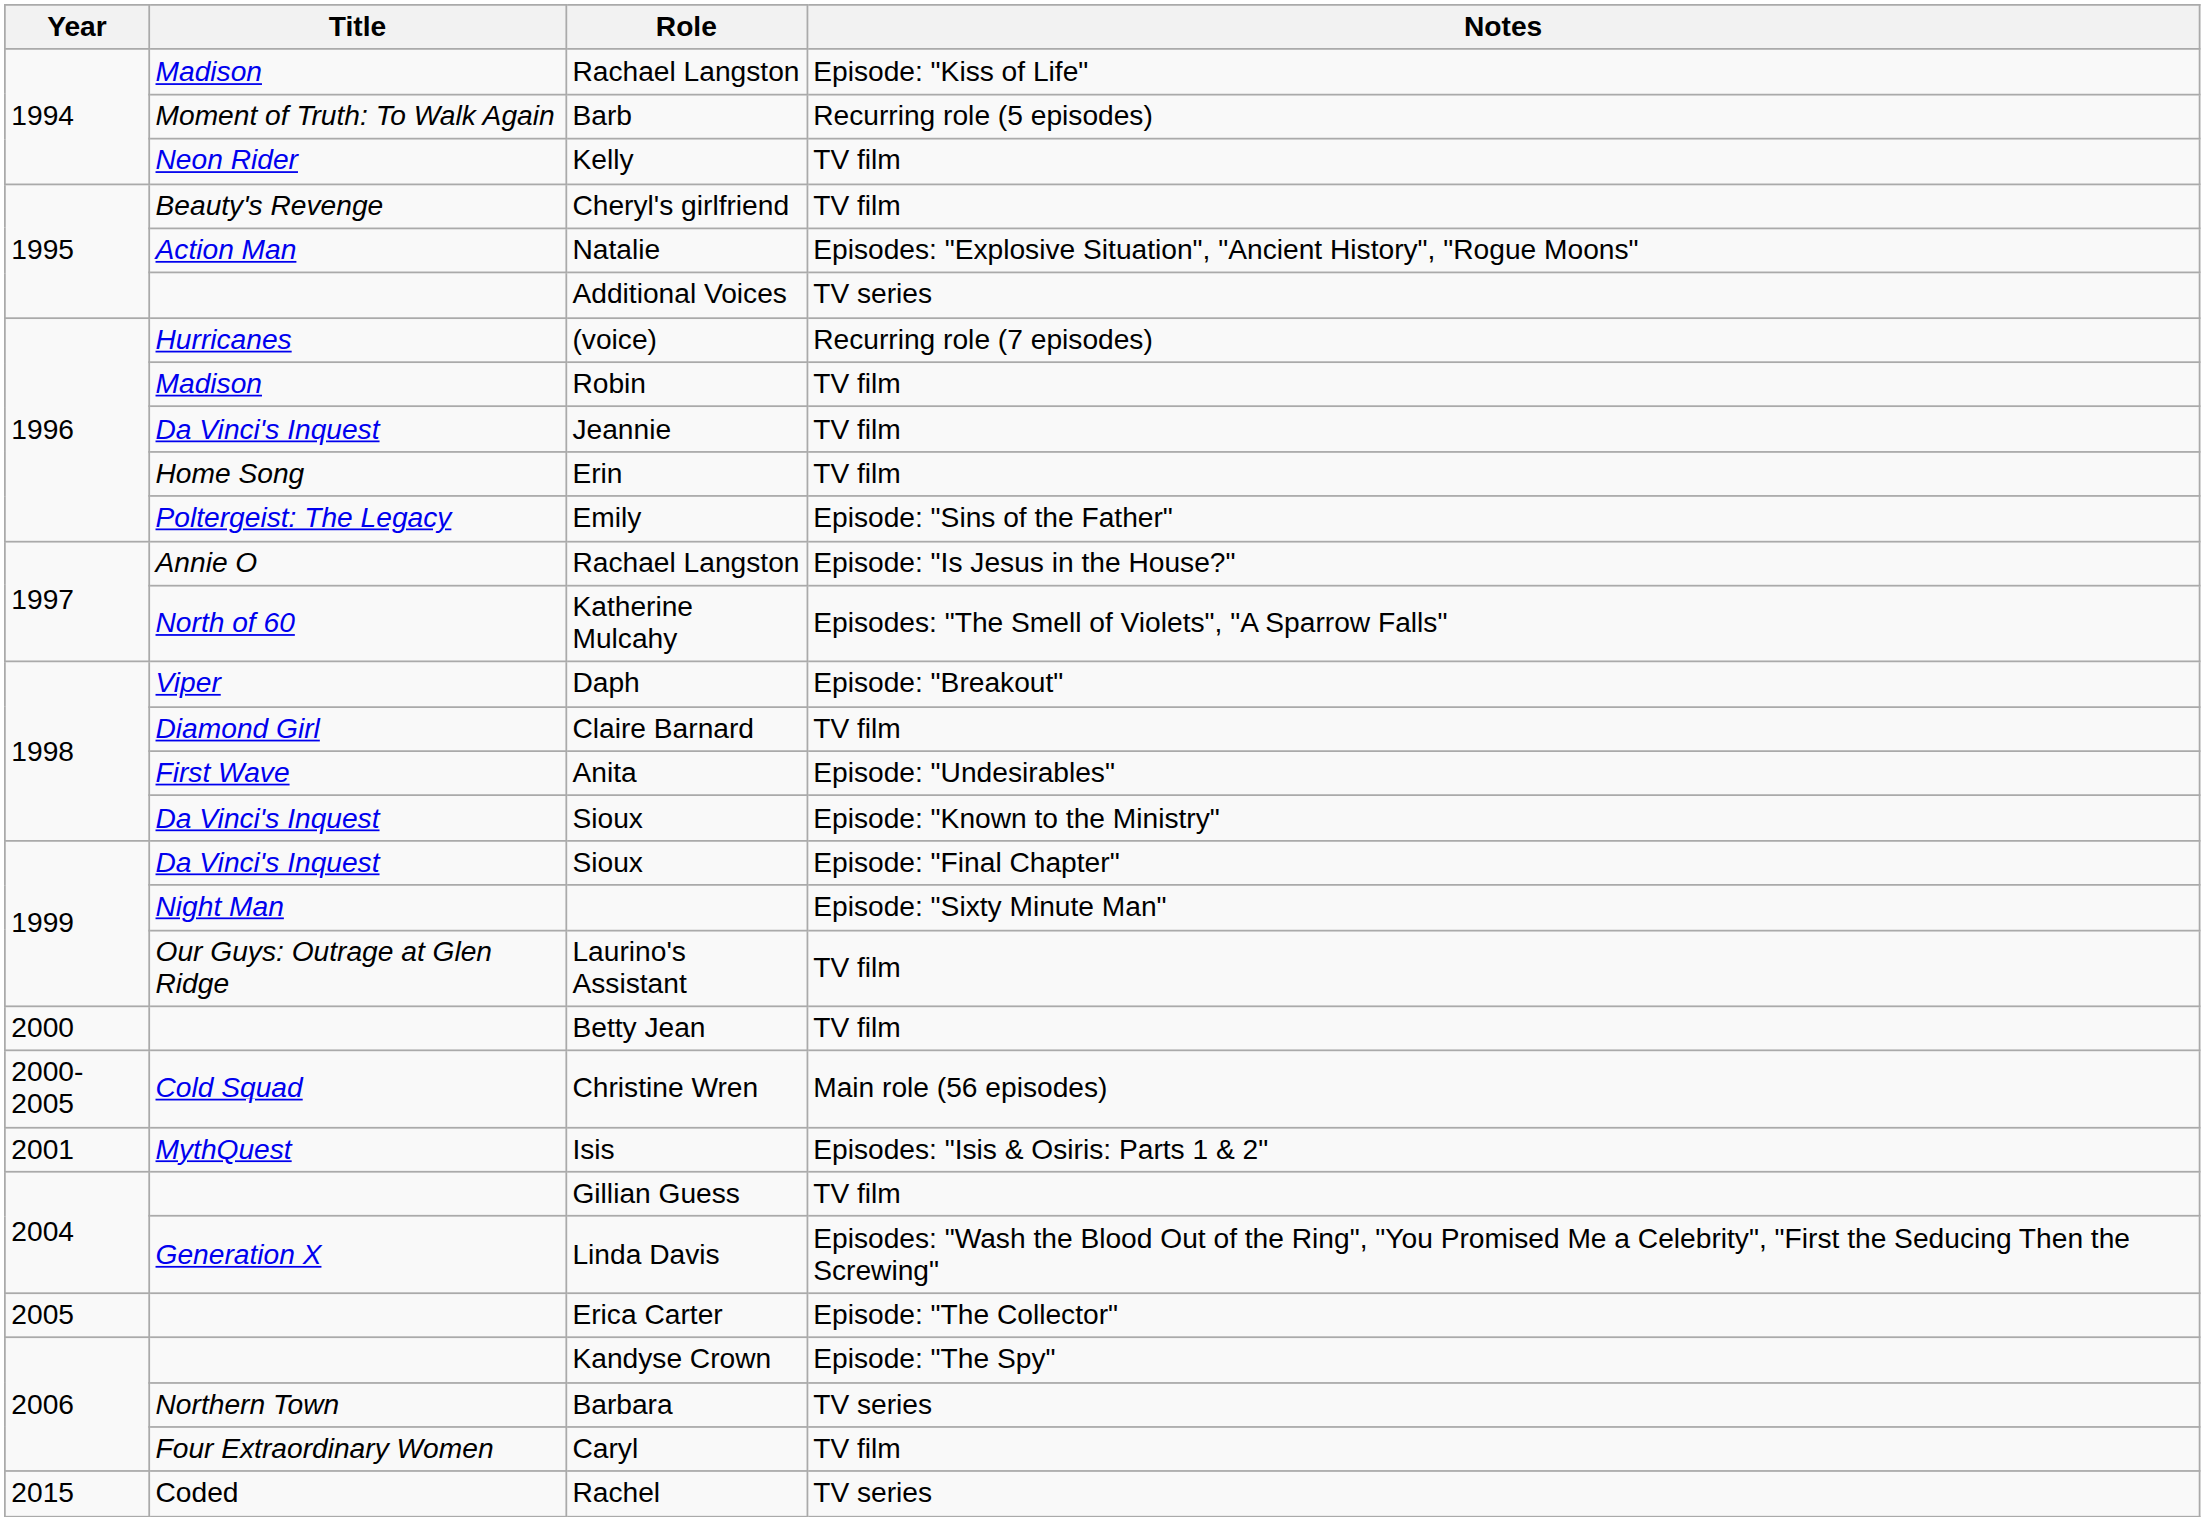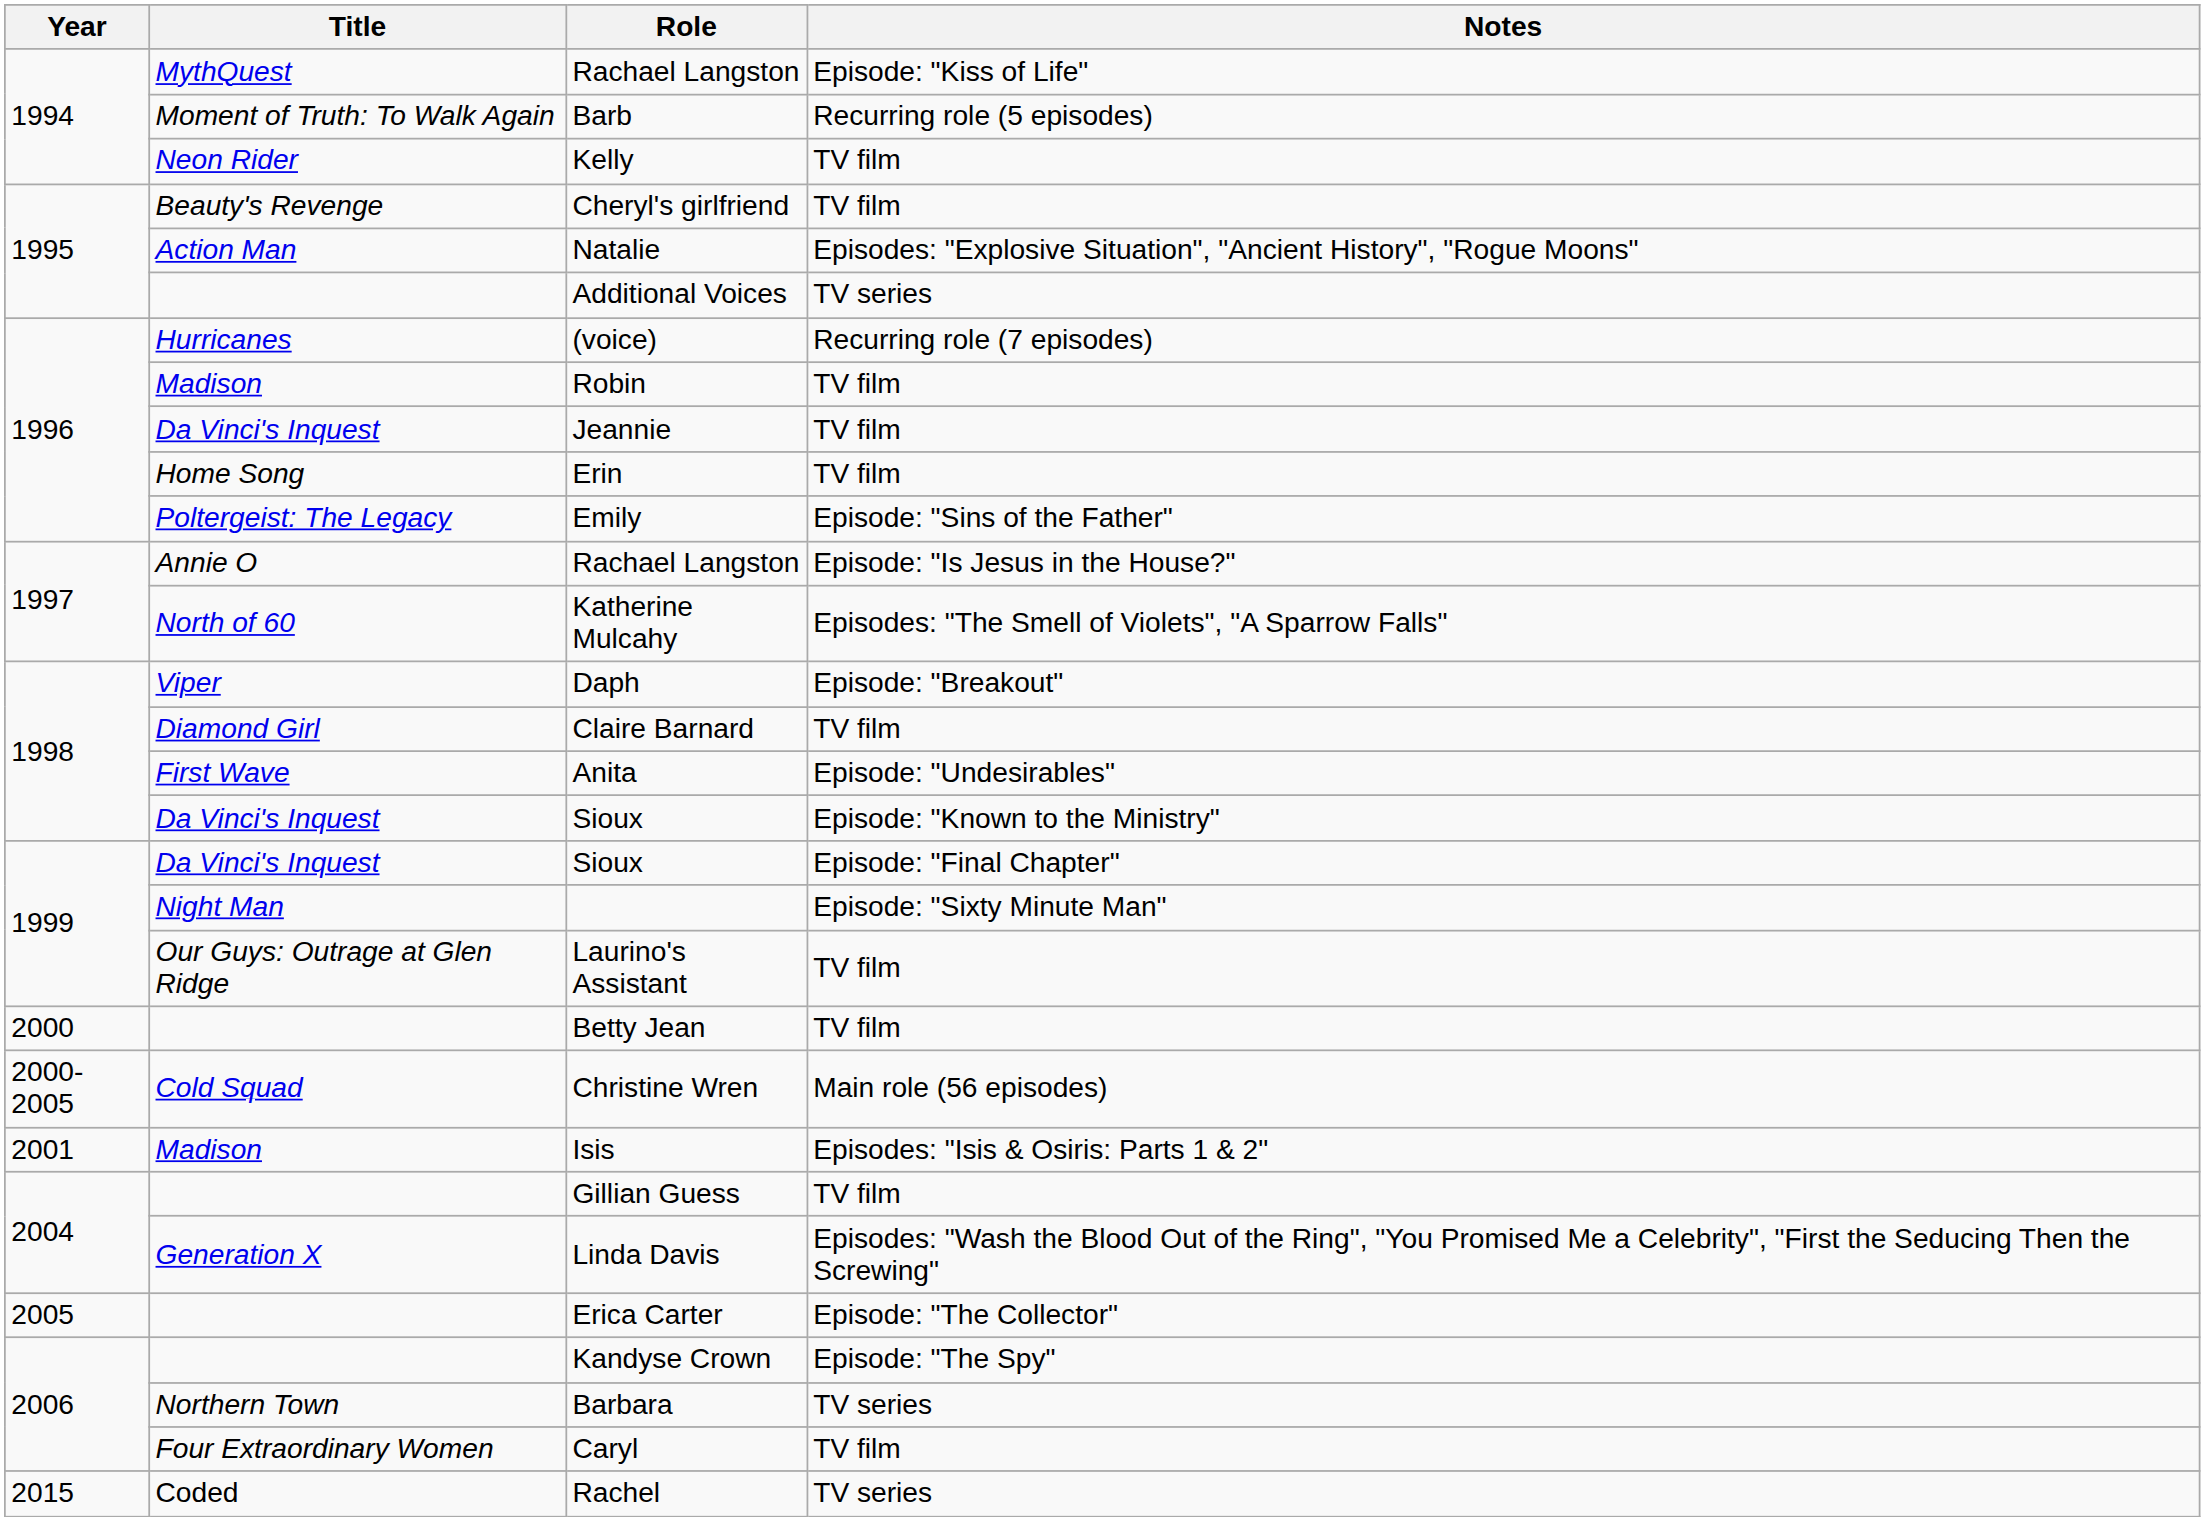(209, 71) Madison -> (224, 71) MythQuest
(224, 1149) MythQuest -> (209, 1149) Madison
